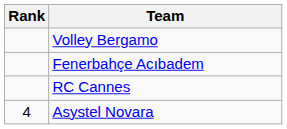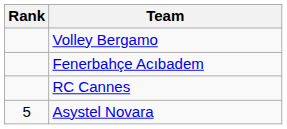(27, 111) 4 -> (27, 111) 5
